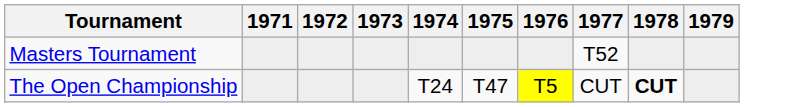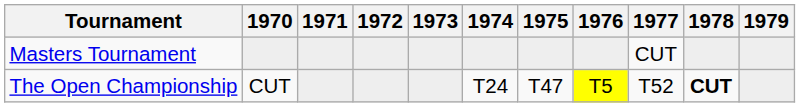+ column: (270, 21)
(601, 54) T52 -> (656, 54) CUT
(601, 86) CUT -> (656, 86) T52
